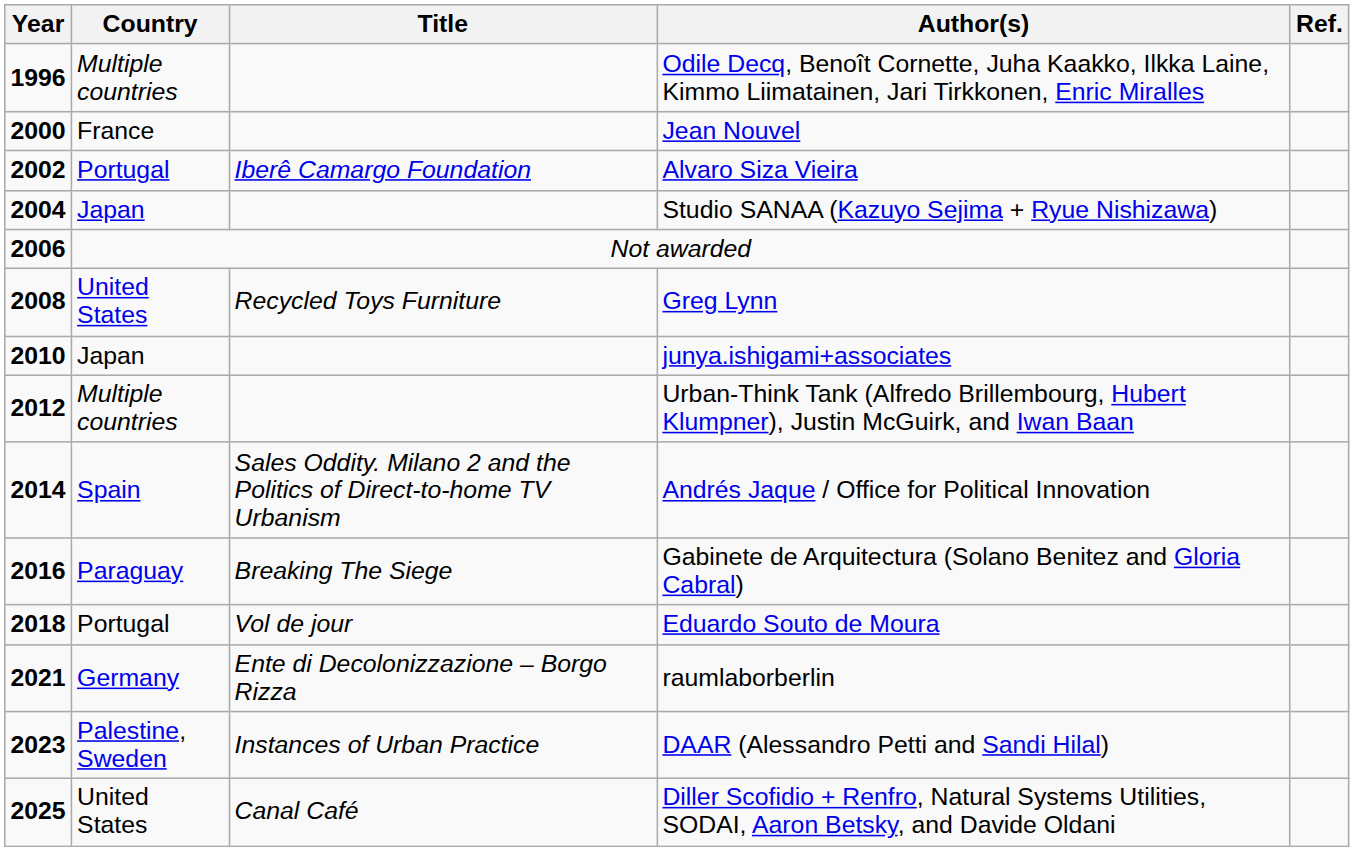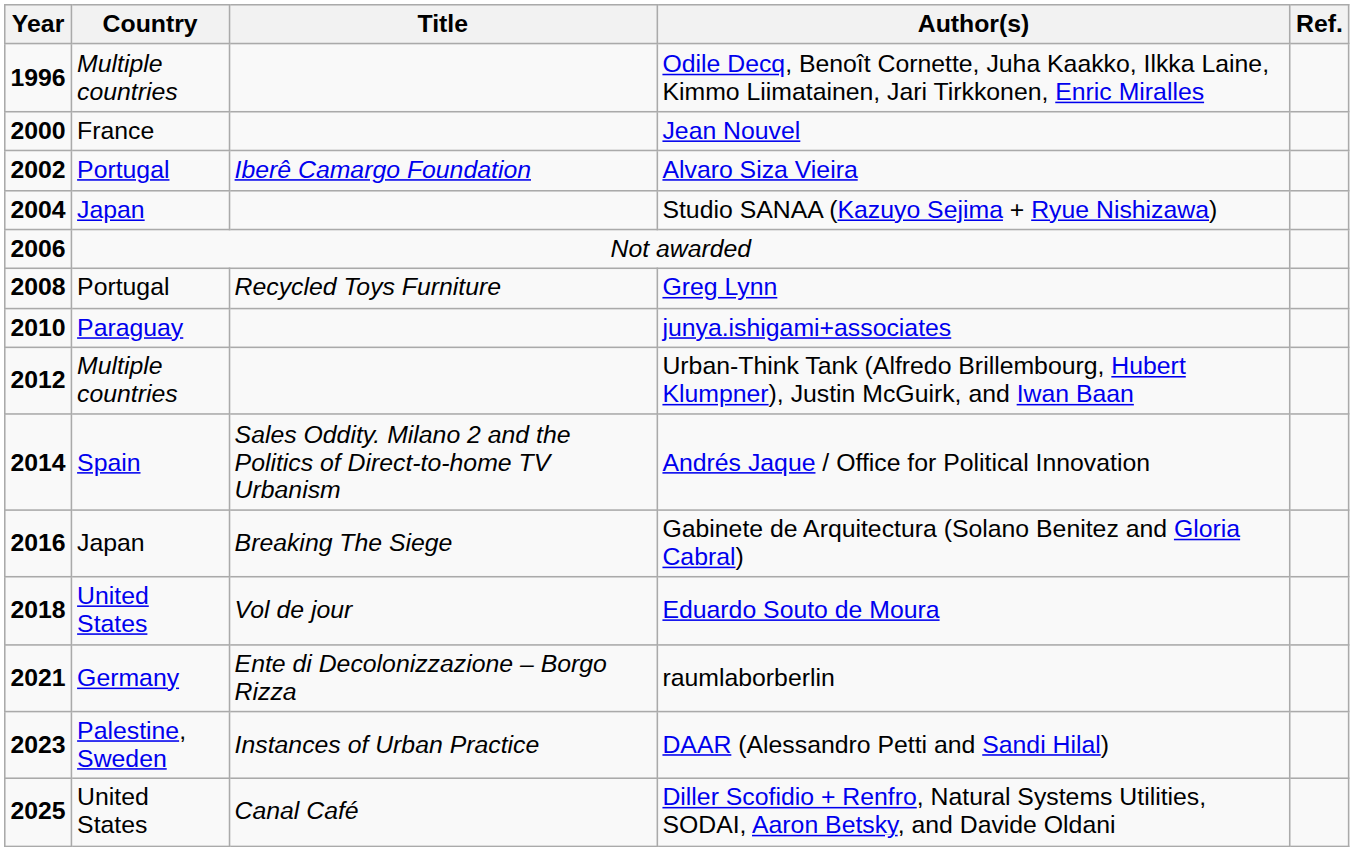(113, 302) United States -> (123, 288) Portugal
(111, 355) Japan -> (130, 327) Paraguay
(130, 570) Paraguay -> (111, 543) Japan
(123, 624) Portugal -> (113, 610) United States
